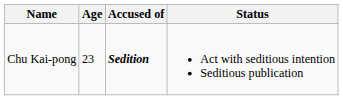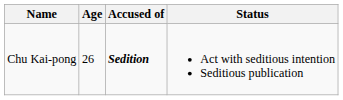(88, 59) 23 -> (88, 59) 26
